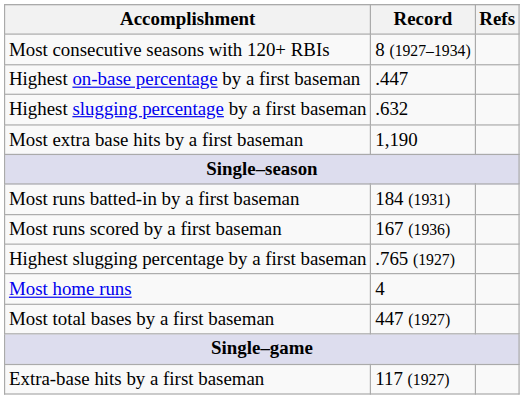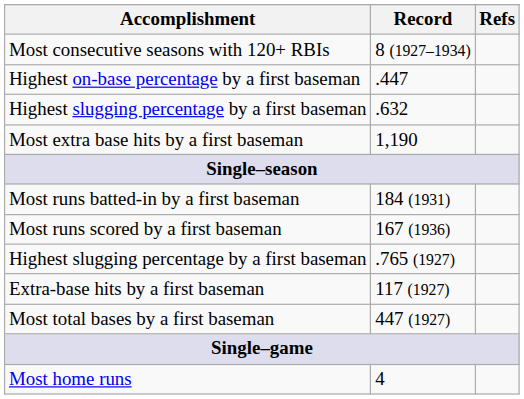rows swapped: (137, 378) <-> (70, 288)
